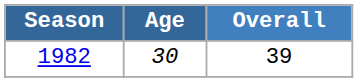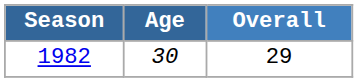(279, 59) 39 -> (279, 59) 29
